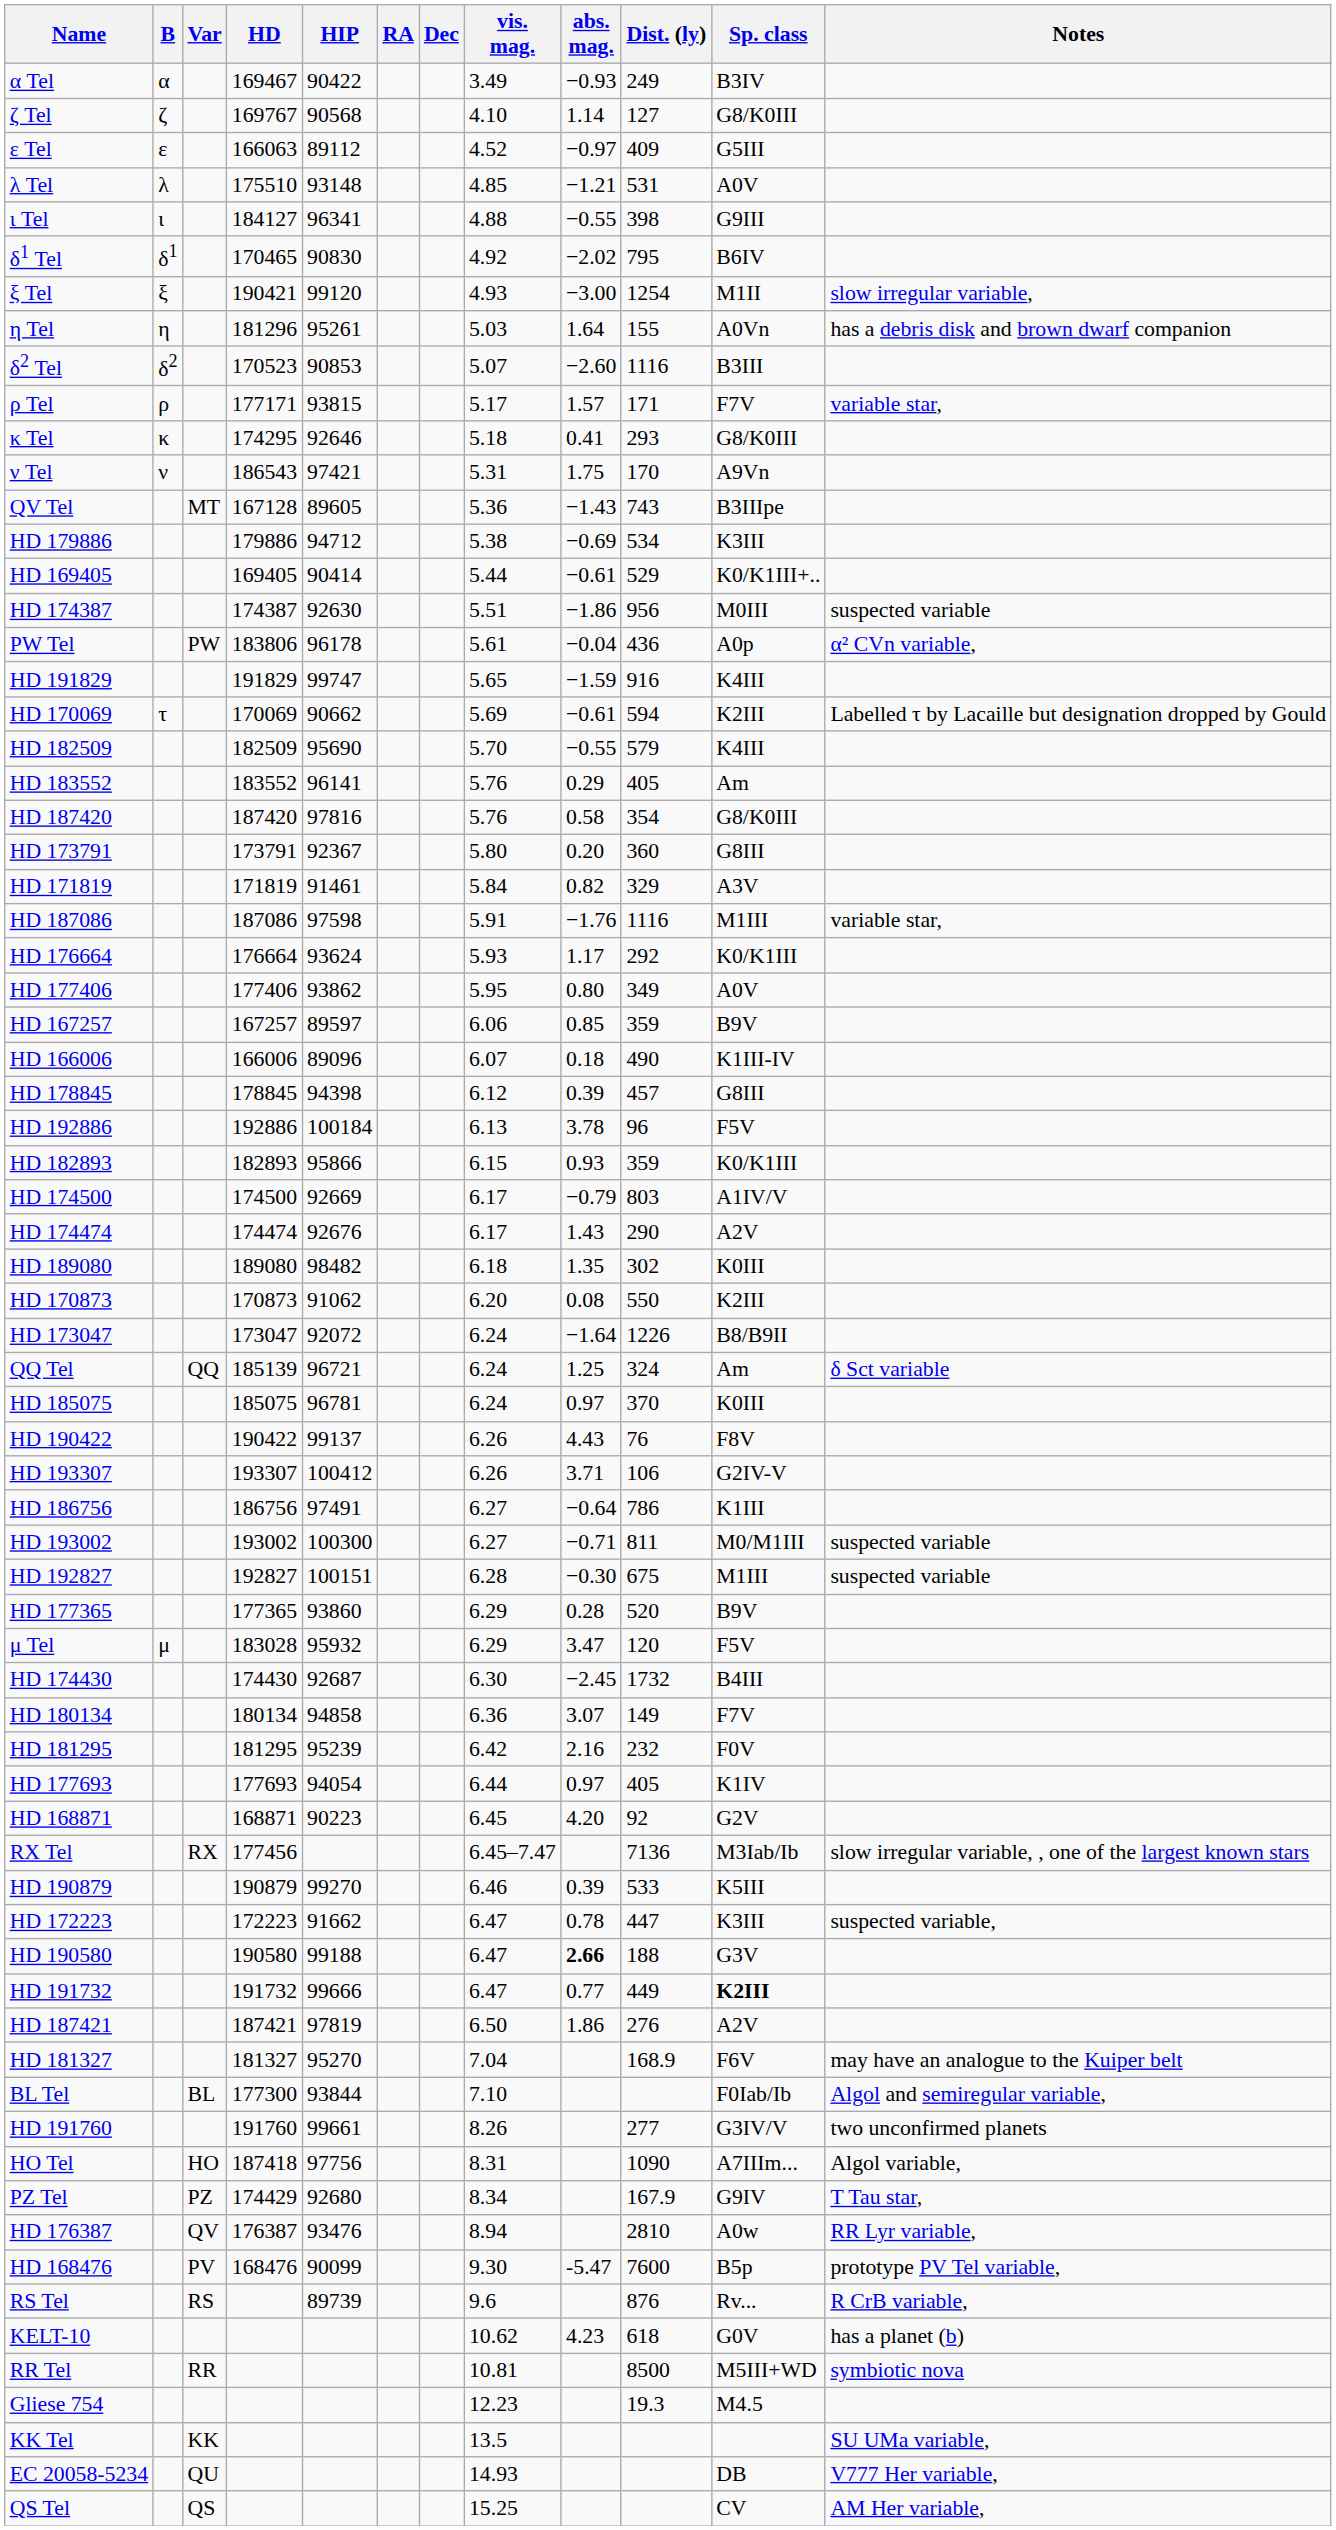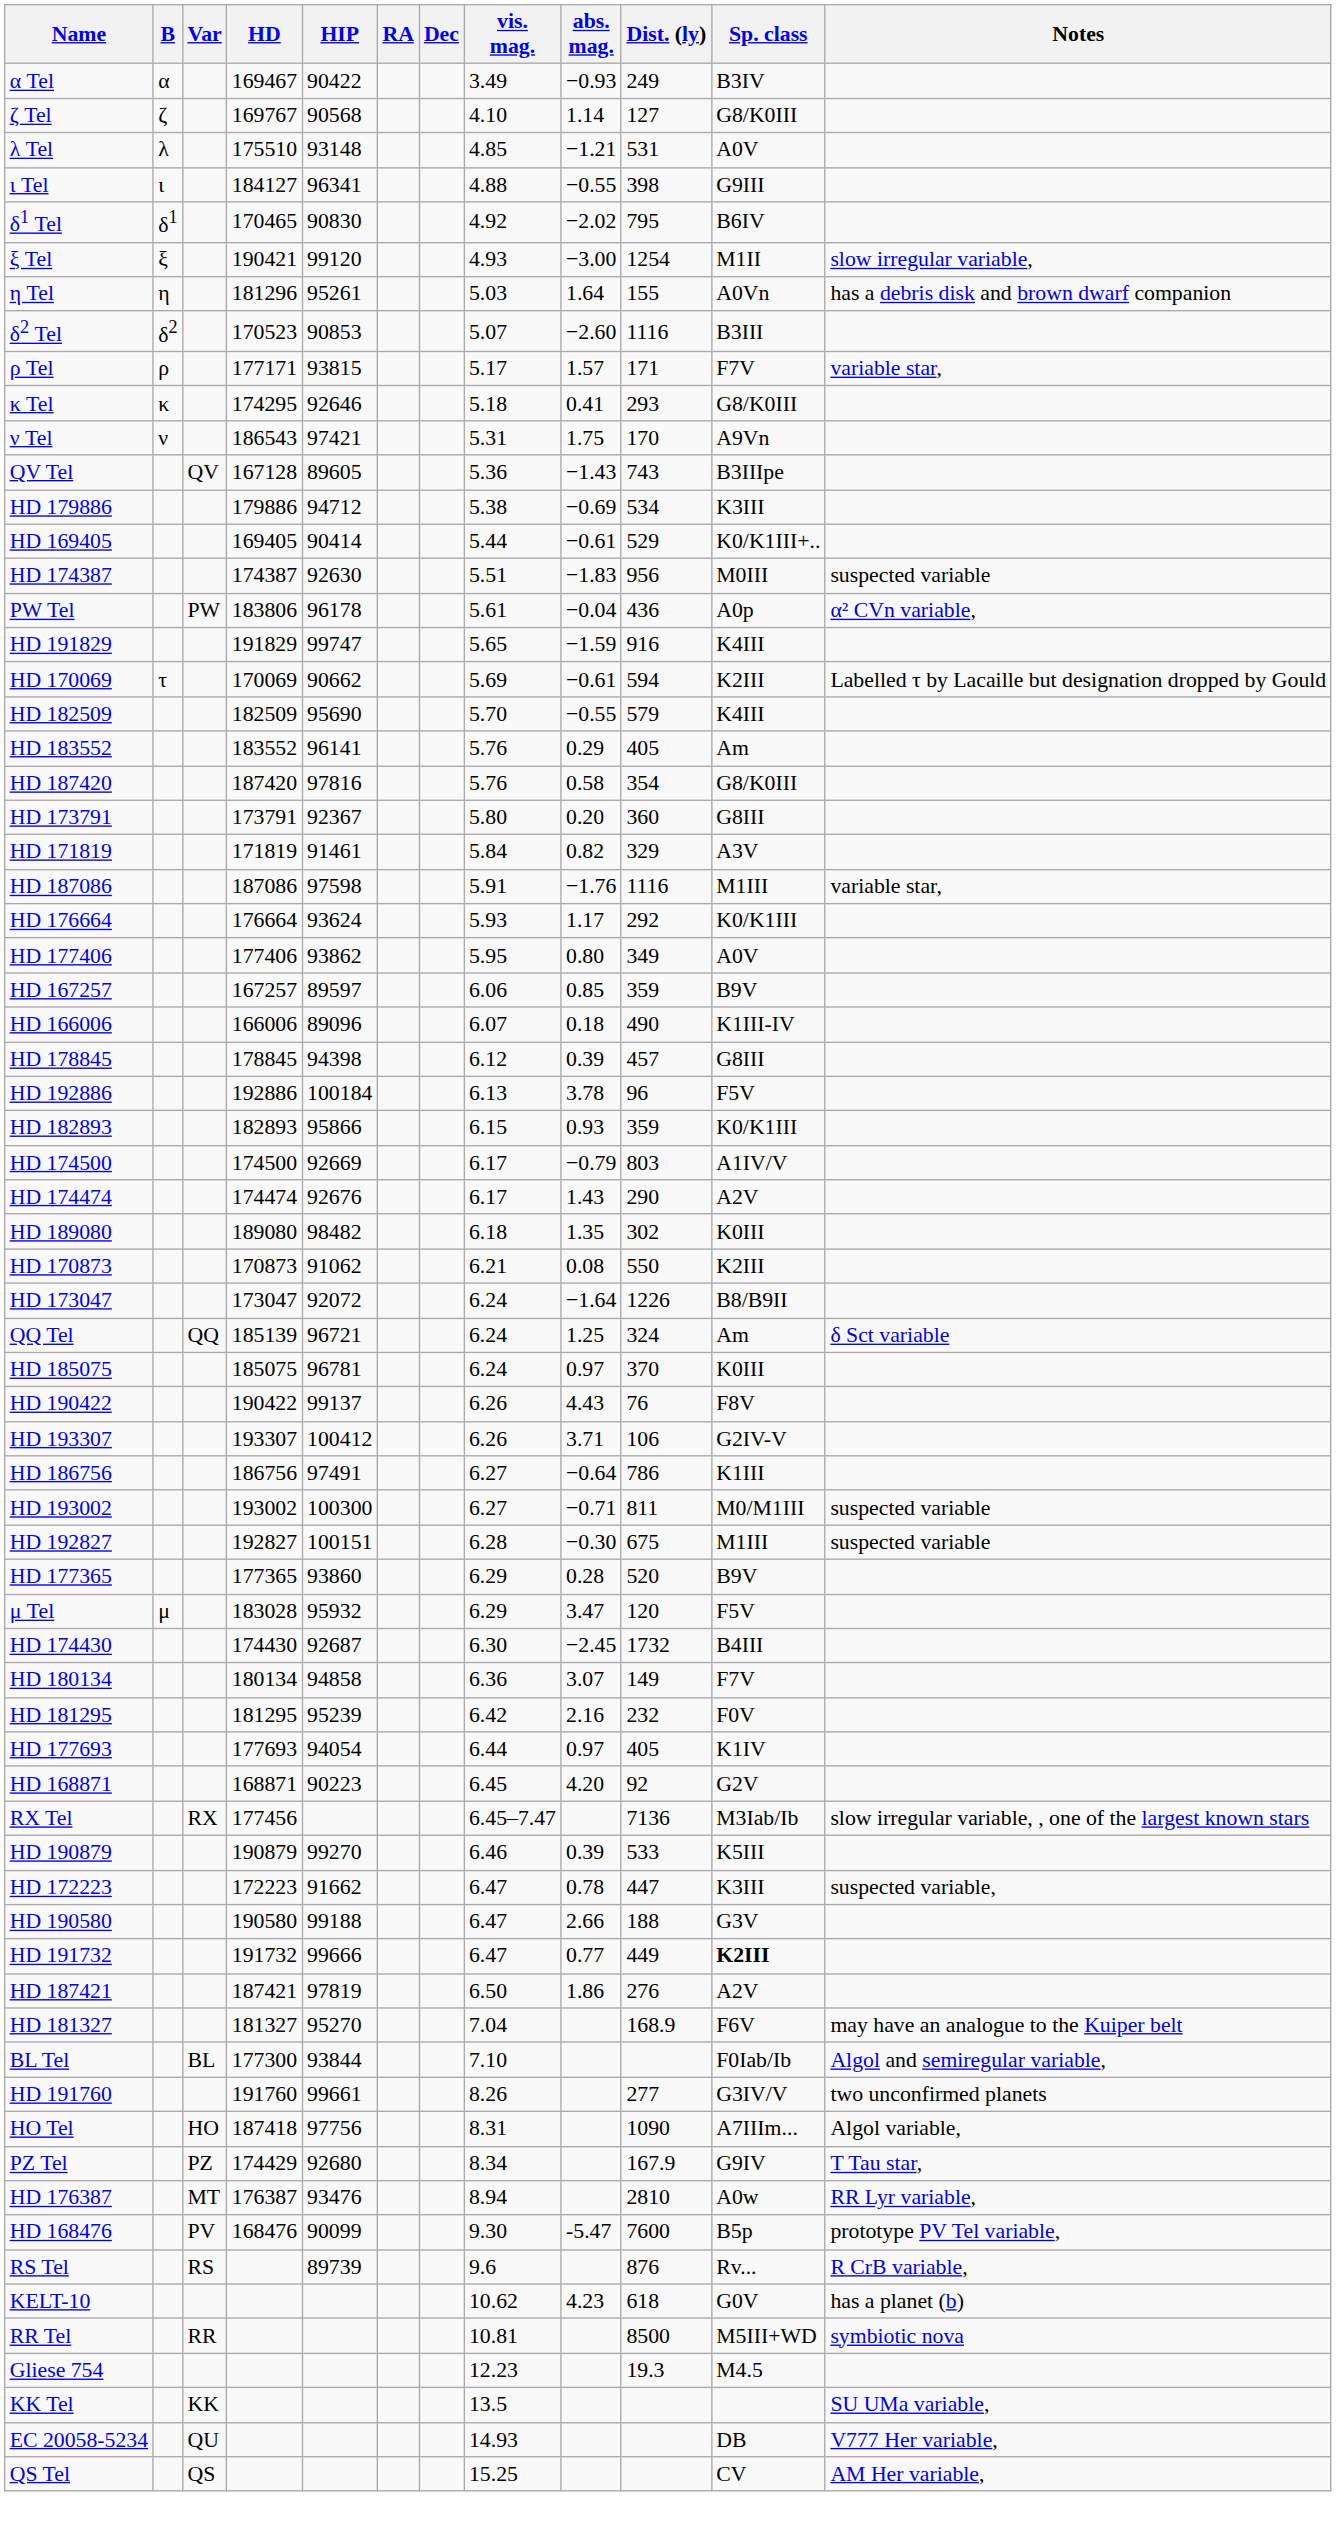- row: (31, 149)
(204, 506) MT -> (203, 472) QV
(591, 610) −1.86 -> (591, 575) −1.83
(488, 1300) 6.20 -> (488, 1265) 6.21
(585, 1956) bold -> (585, 1921) normal
(203, 2232) QV -> (204, 2197) MT
